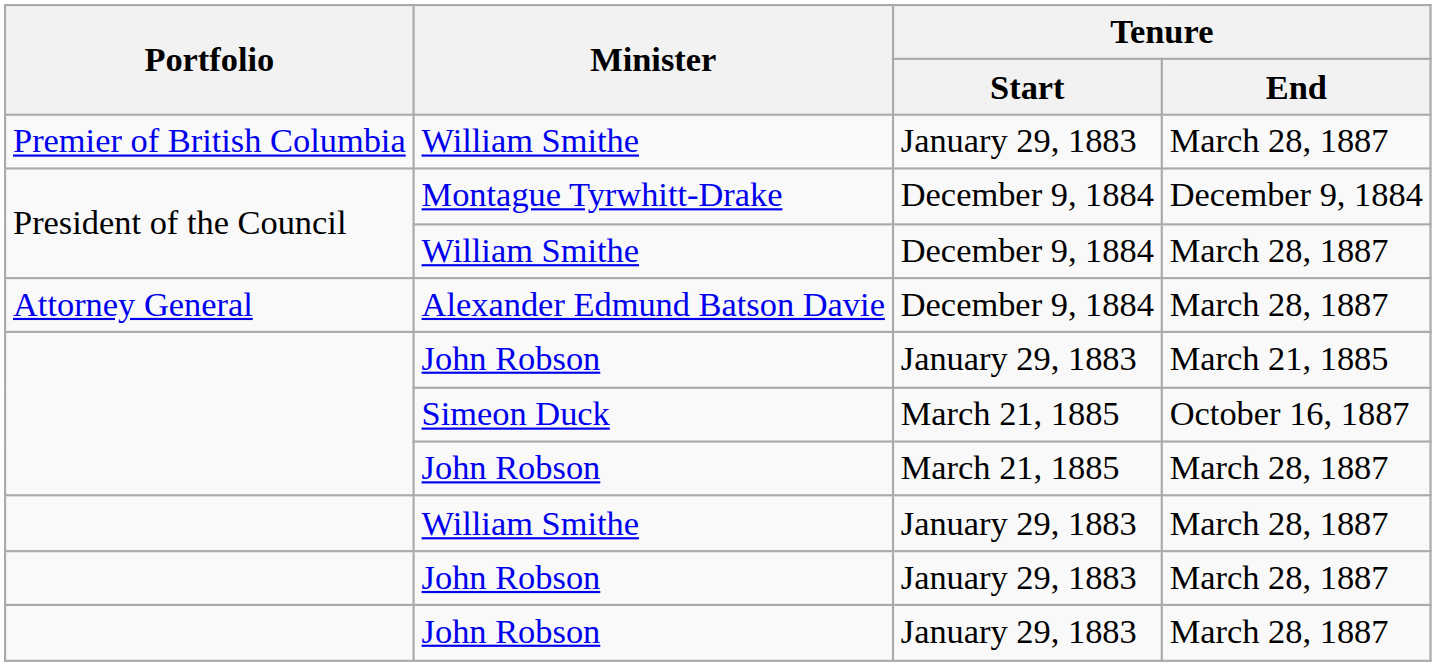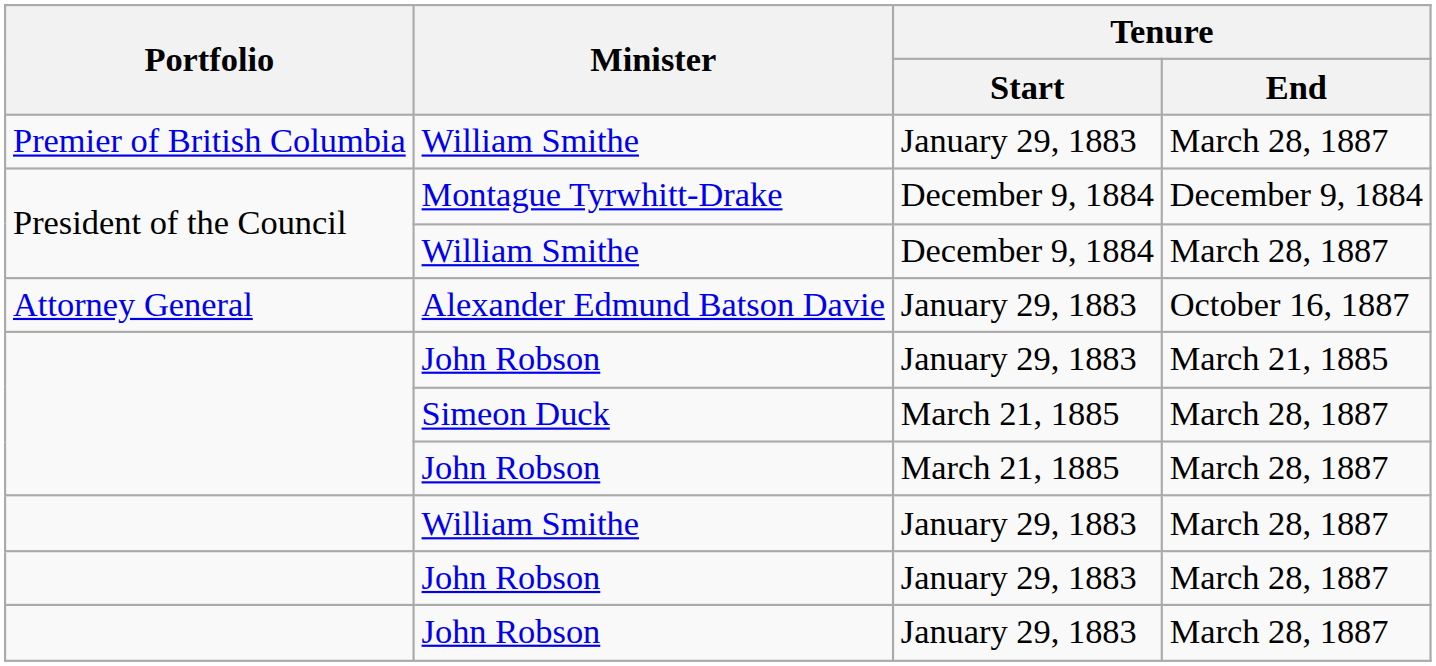(1027, 304) December 9, 1884 -> (1019, 304) January 29, 1883
(1279, 304) March 28, 1887 -> (1290, 304) October 16, 1887
(1290, 413) October 16, 1887 -> (1279, 413) March 28, 1887
